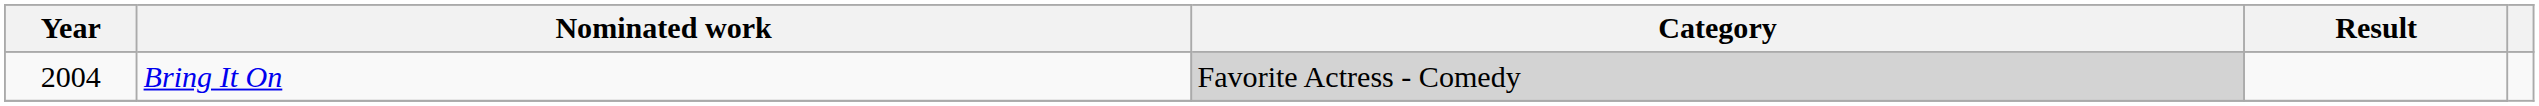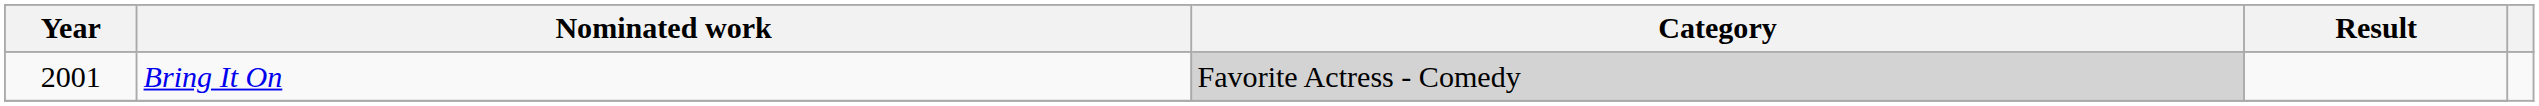(71, 76) 2004 -> (71, 76) 2001
